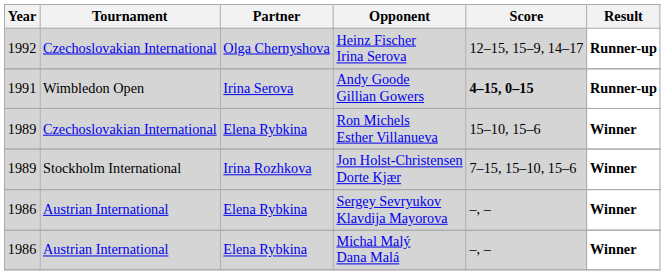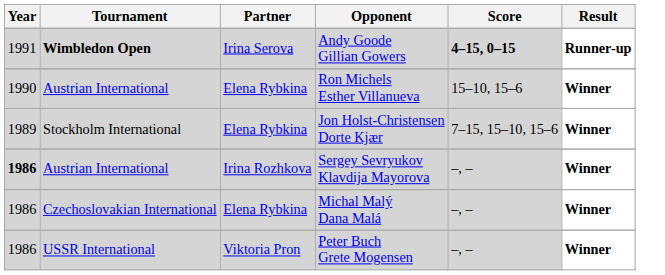- row: (376, 48)
(94, 88) normal -> (97, 48) bold
(22, 129) 1989 -> (22, 88) 1990
(130, 129) Czechoslovakian International -> (106, 88) Austrian International
(267, 169) Irina Rozhkova -> (265, 129) Elena Rybkina
(22, 209) normal -> (22, 169) bold
(265, 209) Elena Rybkina -> (267, 169) Irina Rozhkova
(106, 250) Austrian International -> (130, 209) Czechoslovakian International
+ row: (366, 250)
